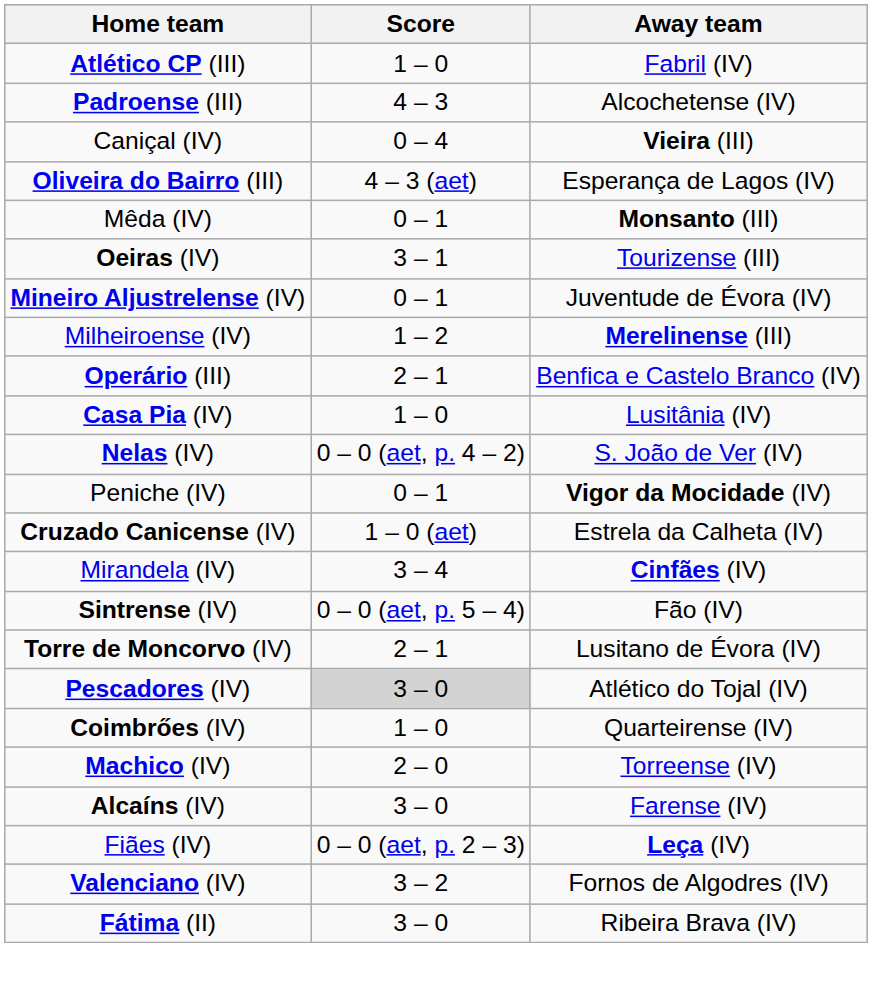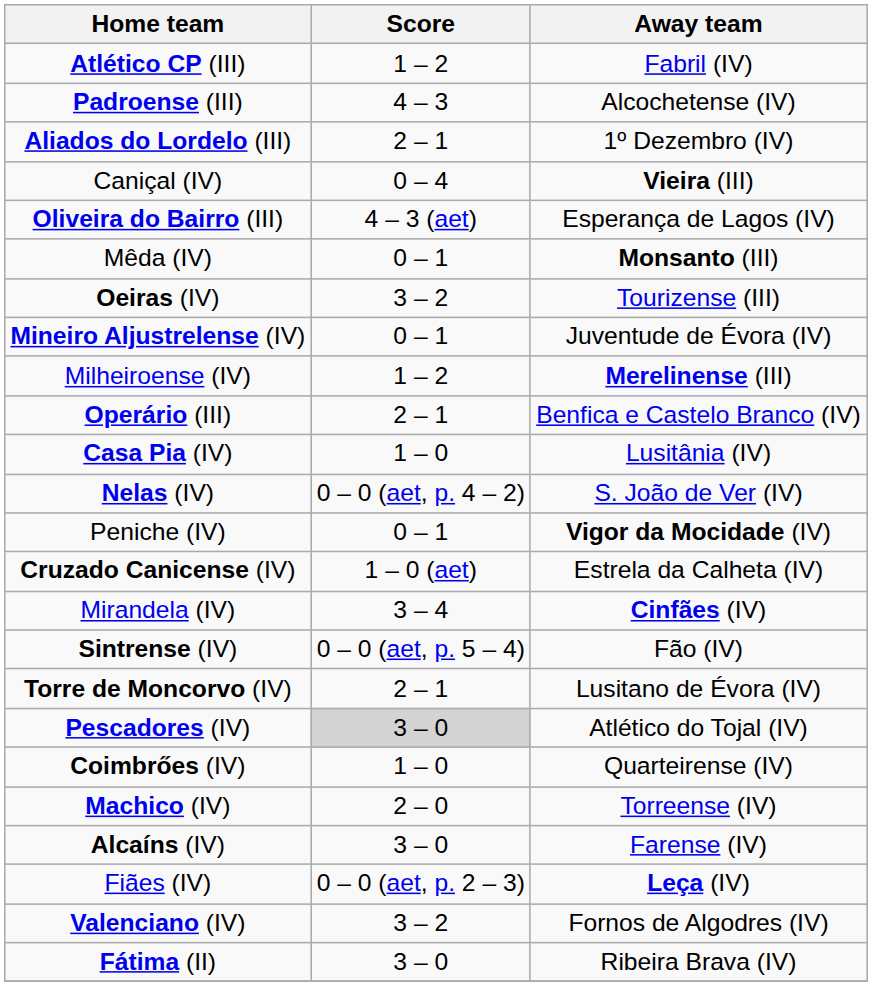(421, 63) 1 – 0 -> (421, 63) 1 – 2
+ row: (158, 141)
(421, 258) 3 – 1 -> (421, 297) 3 – 2
